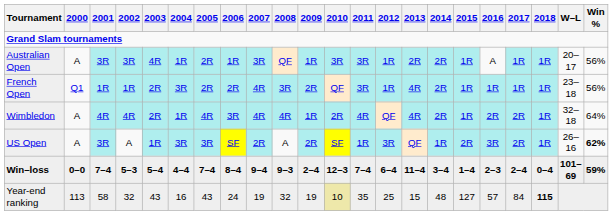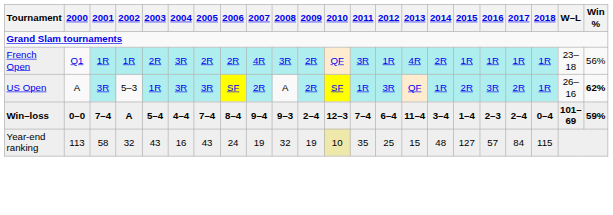- row: (28, 61)
- row: (31, 115)
(129, 142) A -> (129, 88) 5–3
(129, 170) 5–3 -> (129, 115) A
(545, 197) bold -> (545, 142) normal
